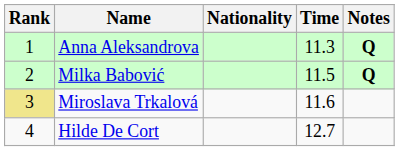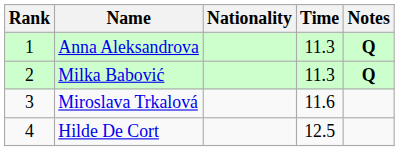(320, 74) 11.5 -> (320, 74) 11.3
(29, 103) khaki background -> (29, 103) no background
(320, 131) 12.7 -> (320, 131) 12.5
